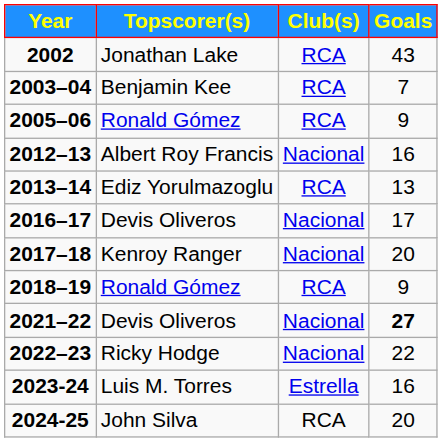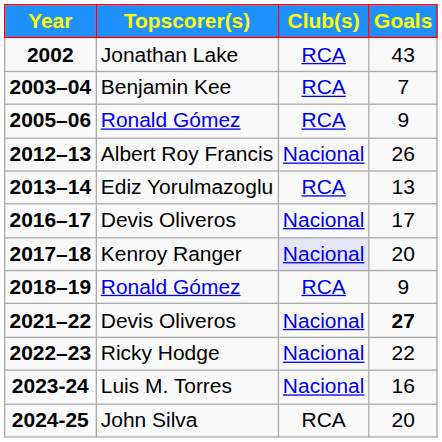(403, 154) 16 -> (403, 154) 26
(324, 253) no background -> (324, 253) lavender background
(324, 386) Estrella -> (324, 386) Nacional
